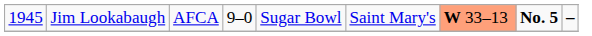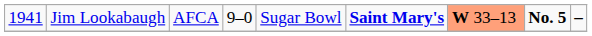(26, 18) 1945 -> (26, 18) 1941
(393, 18) normal -> (397, 18) bold
